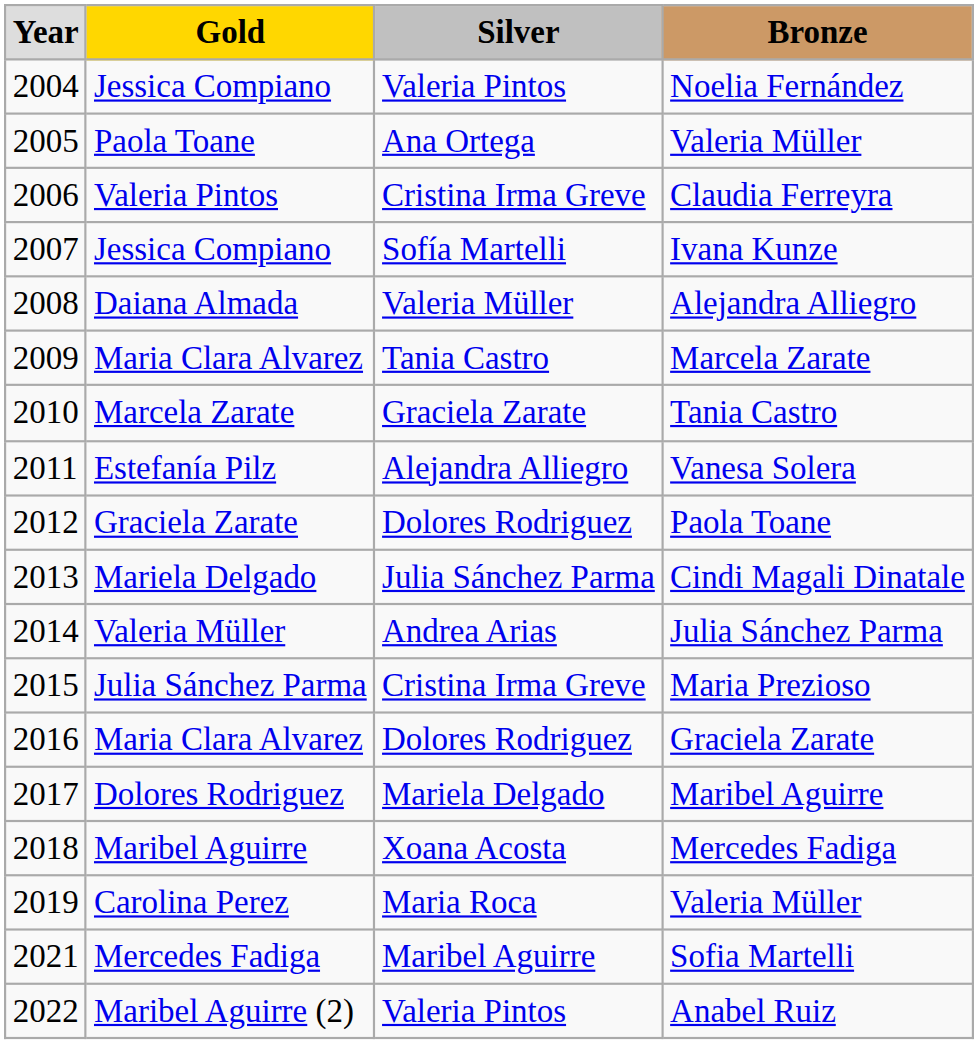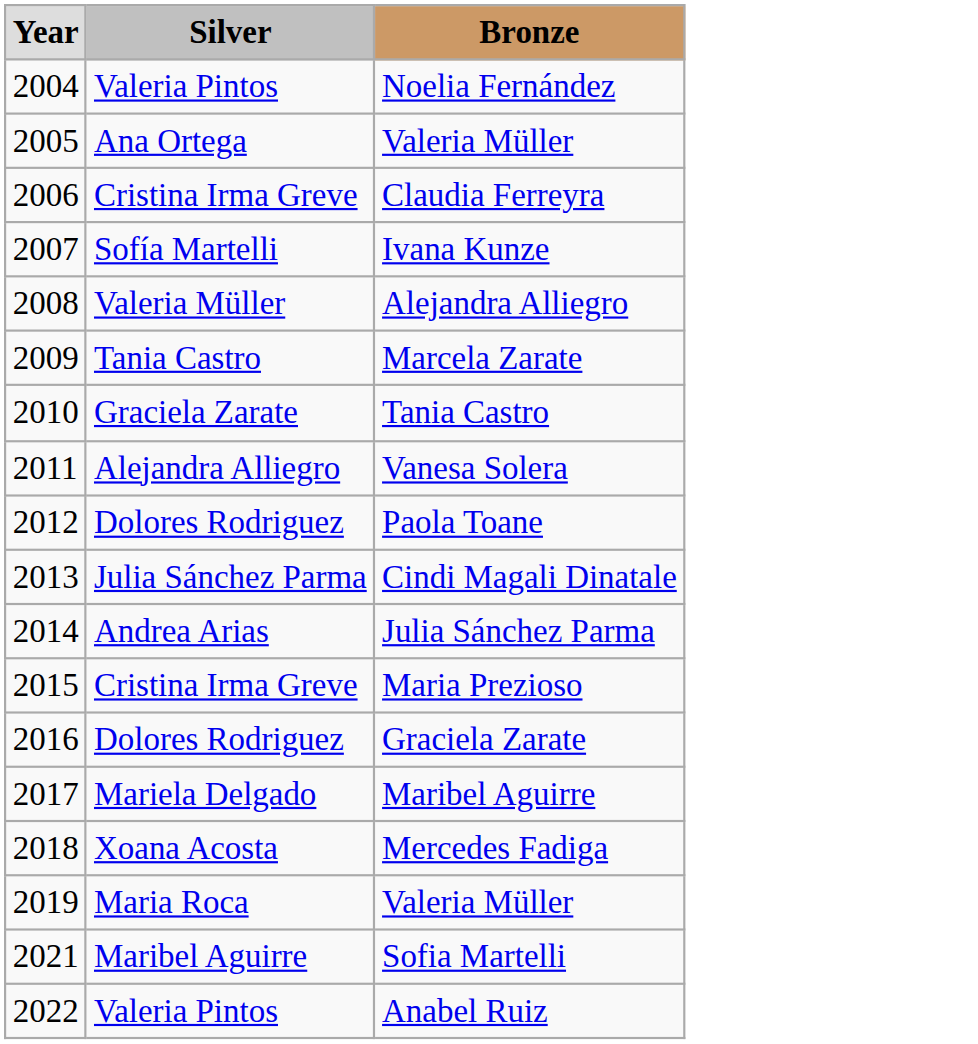- column: (230, 31)
